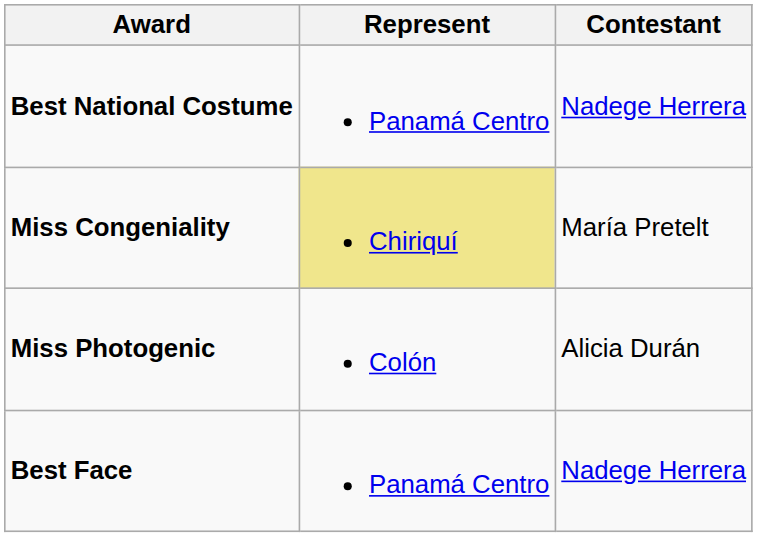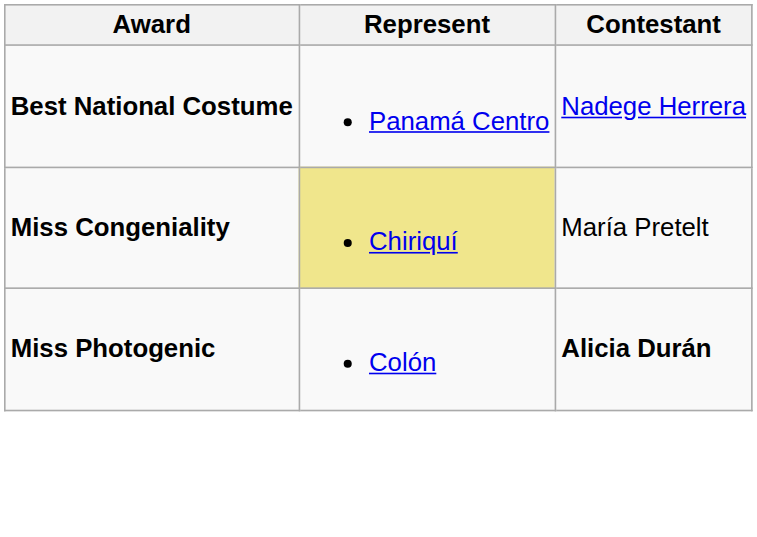(631, 348) normal -> (636, 348) bold
- row: (72, 470)
